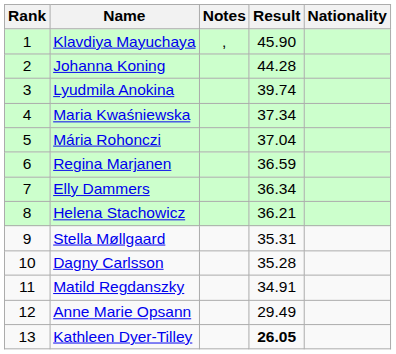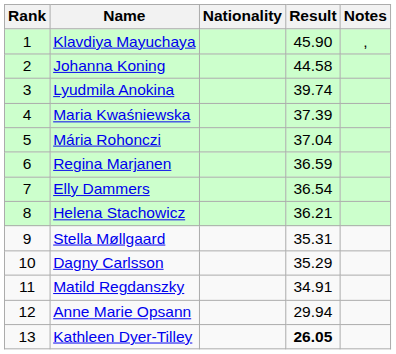columns swapped: (347, 16) <-> (224, 16)
(277, 66) 44.28 -> (313, 66) 44.58
(277, 115) 37.34 -> (313, 115) 37.39
(277, 189) 36.34 -> (313, 189) 36.54
(277, 262) 35.28 -> (313, 262) 35.29
(277, 312) 29.49 -> (313, 312) 29.94
